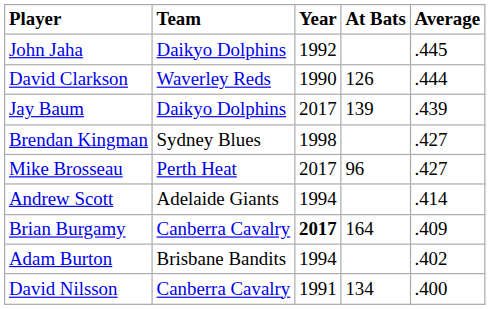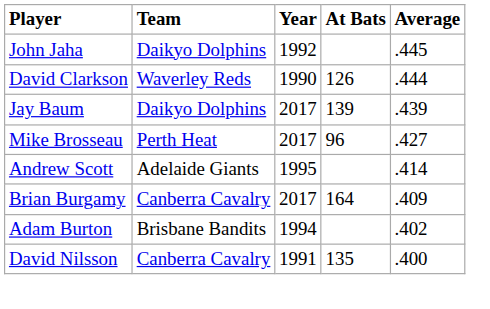- row: (78, 139)
(318, 199) 1994 -> (298, 169) 1995
(318, 229) bold -> (298, 199) normal
(360, 288) 134 -> (340, 259) 135
